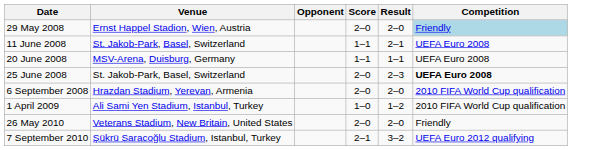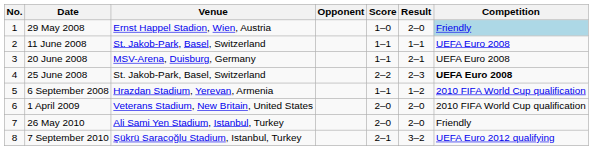+ column: (15, 12)
(362, 28) 2–0 -> (383, 28) 1–0
(396, 43) 2–1 -> (416, 43) 1–1
(396, 59) 1–1 -> (416, 59) 2–1
(362, 75) 2–0 -> (383, 75) 2–2
(362, 91) 2–0 -> (383, 91) 1–1
(396, 91) 2–0 -> (416, 91) 1–2
(178, 106) Ali Sami Yen Stadium, Istanbul, Turkey -> (213, 106) Veterans Stadium, New Britain, United States
(362, 106) 1–0 -> (383, 106) 2–0
(396, 106) 1–2 -> (416, 106) 2–0
(193, 122) Veterans Stadium, New Britain, United States -> (199, 122) Ali Sami Yen Stadium, Istanbul, Turkey
